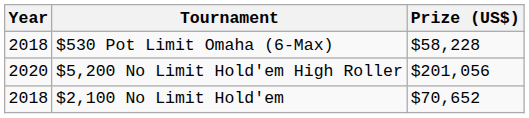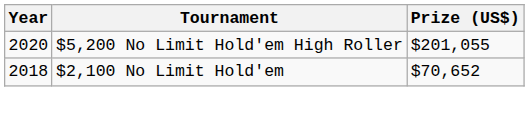- row: (195, 45)
(450, 72) $201,056 -> (450, 45) $201,055
